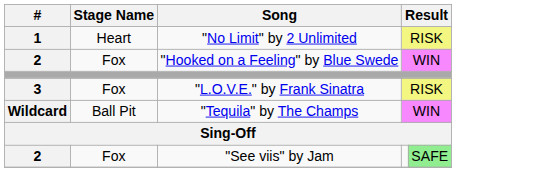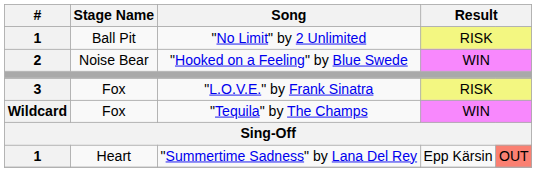(114, 37) Heart -> (114, 37) Ball Pit
(114, 60) Fox -> (114, 60) Noise Bear
(114, 111) Ball Pit -> (114, 111) Fox
+ row: (37, 156)
- row: (37, 156)
